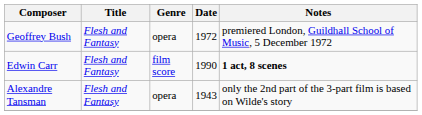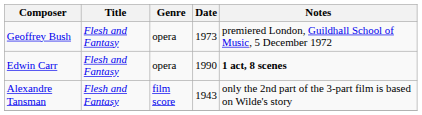(206, 36) 1972 -> (206, 36) 1973
(164, 65) film score -> (164, 65) opera
(164, 95) opera -> (164, 95) film score
